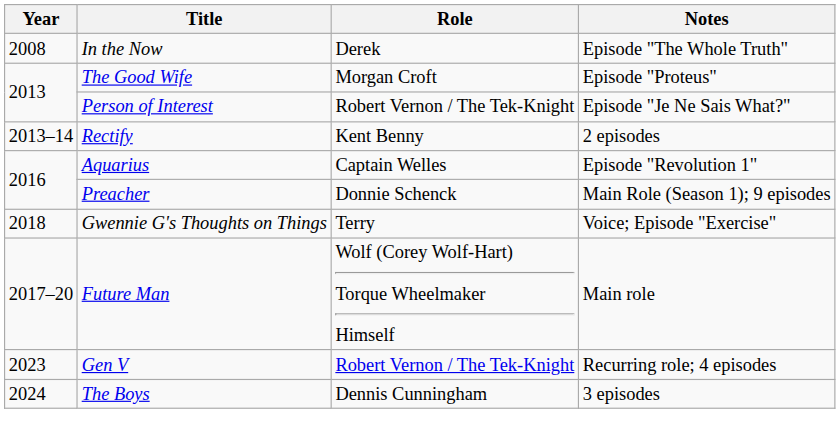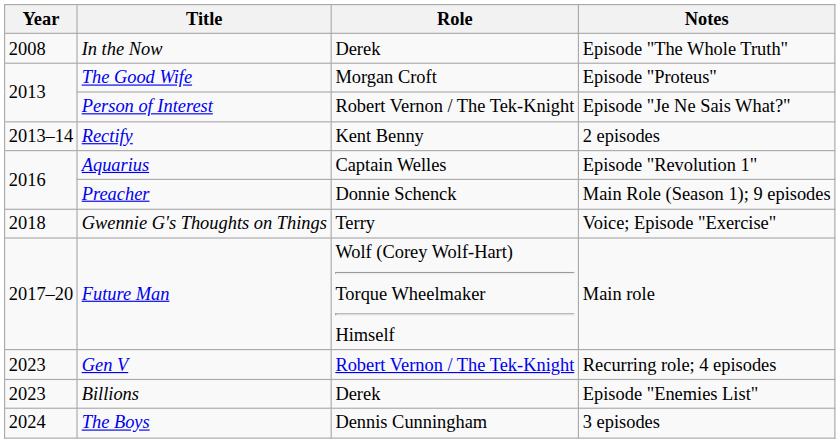+ row: (110, 393)
